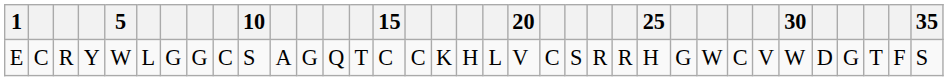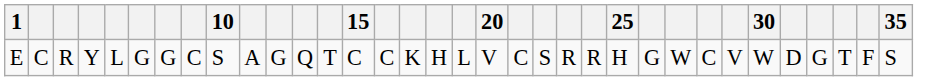- column: (121, 22)
